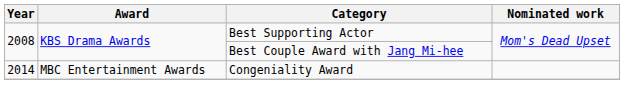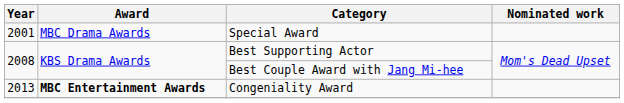+ row: (274, 32)
(21, 70) 2014 -> (21, 88) 2013
(123, 70) normal -> (123, 88) bold
